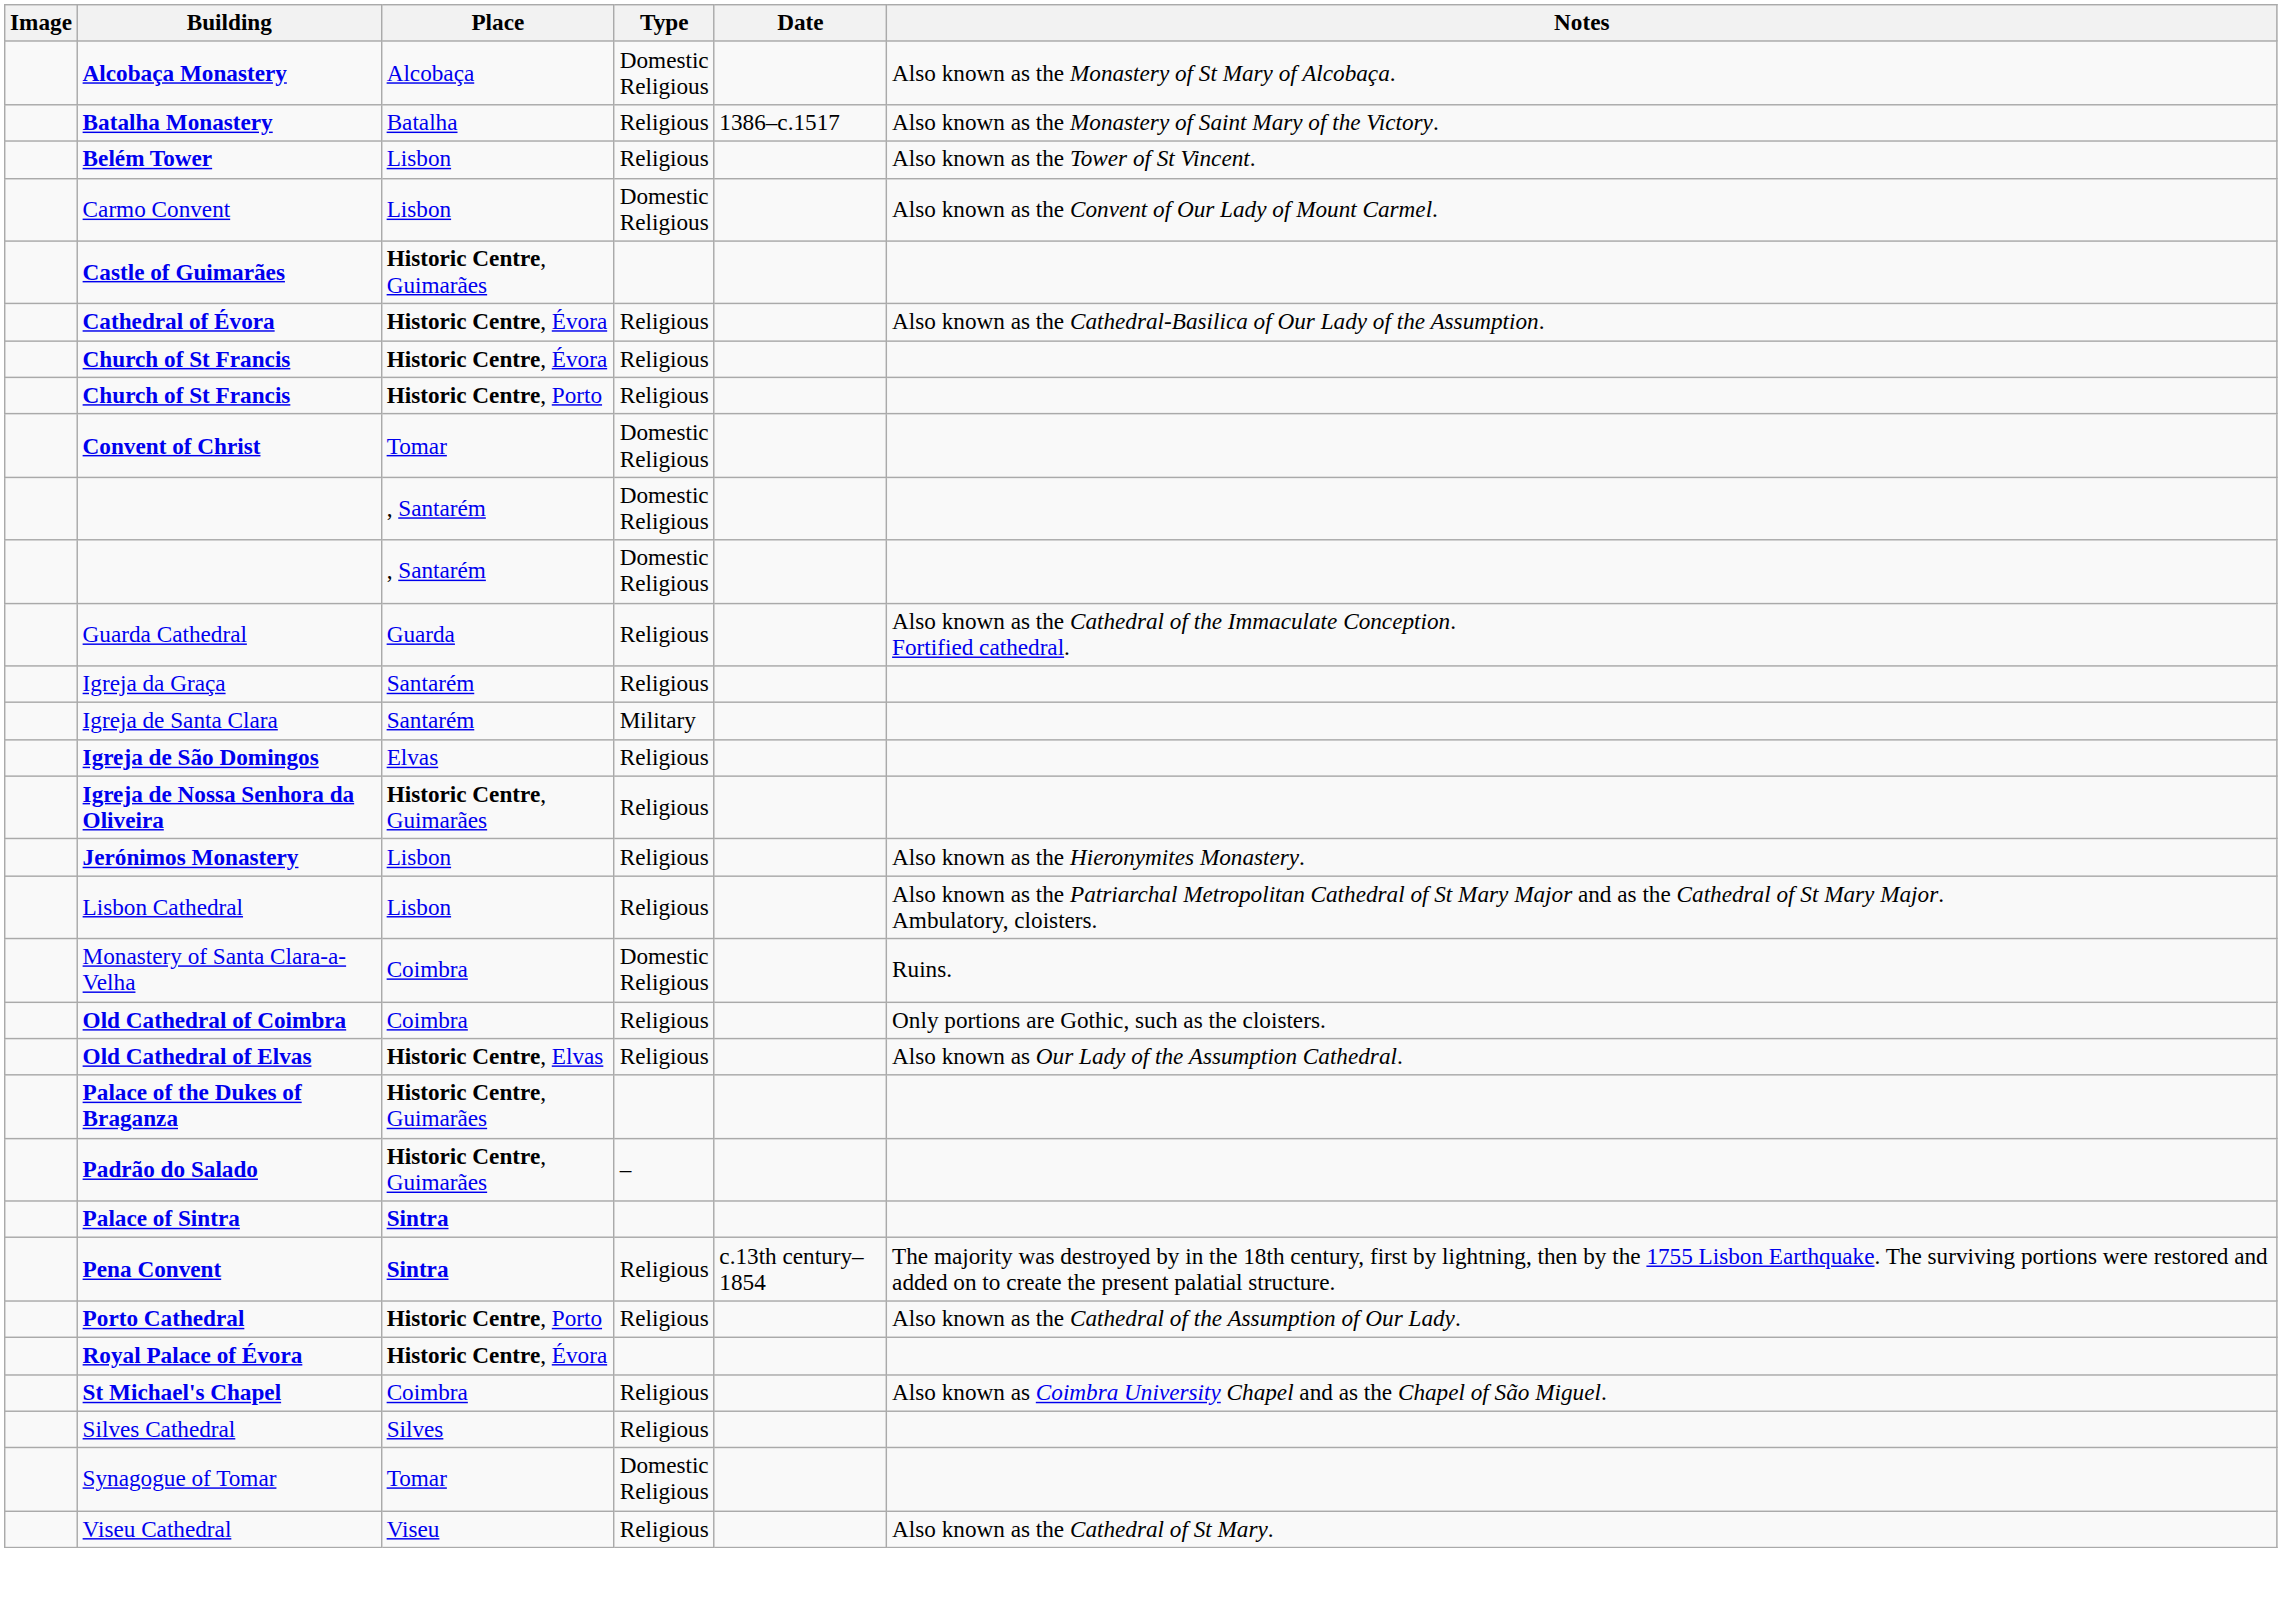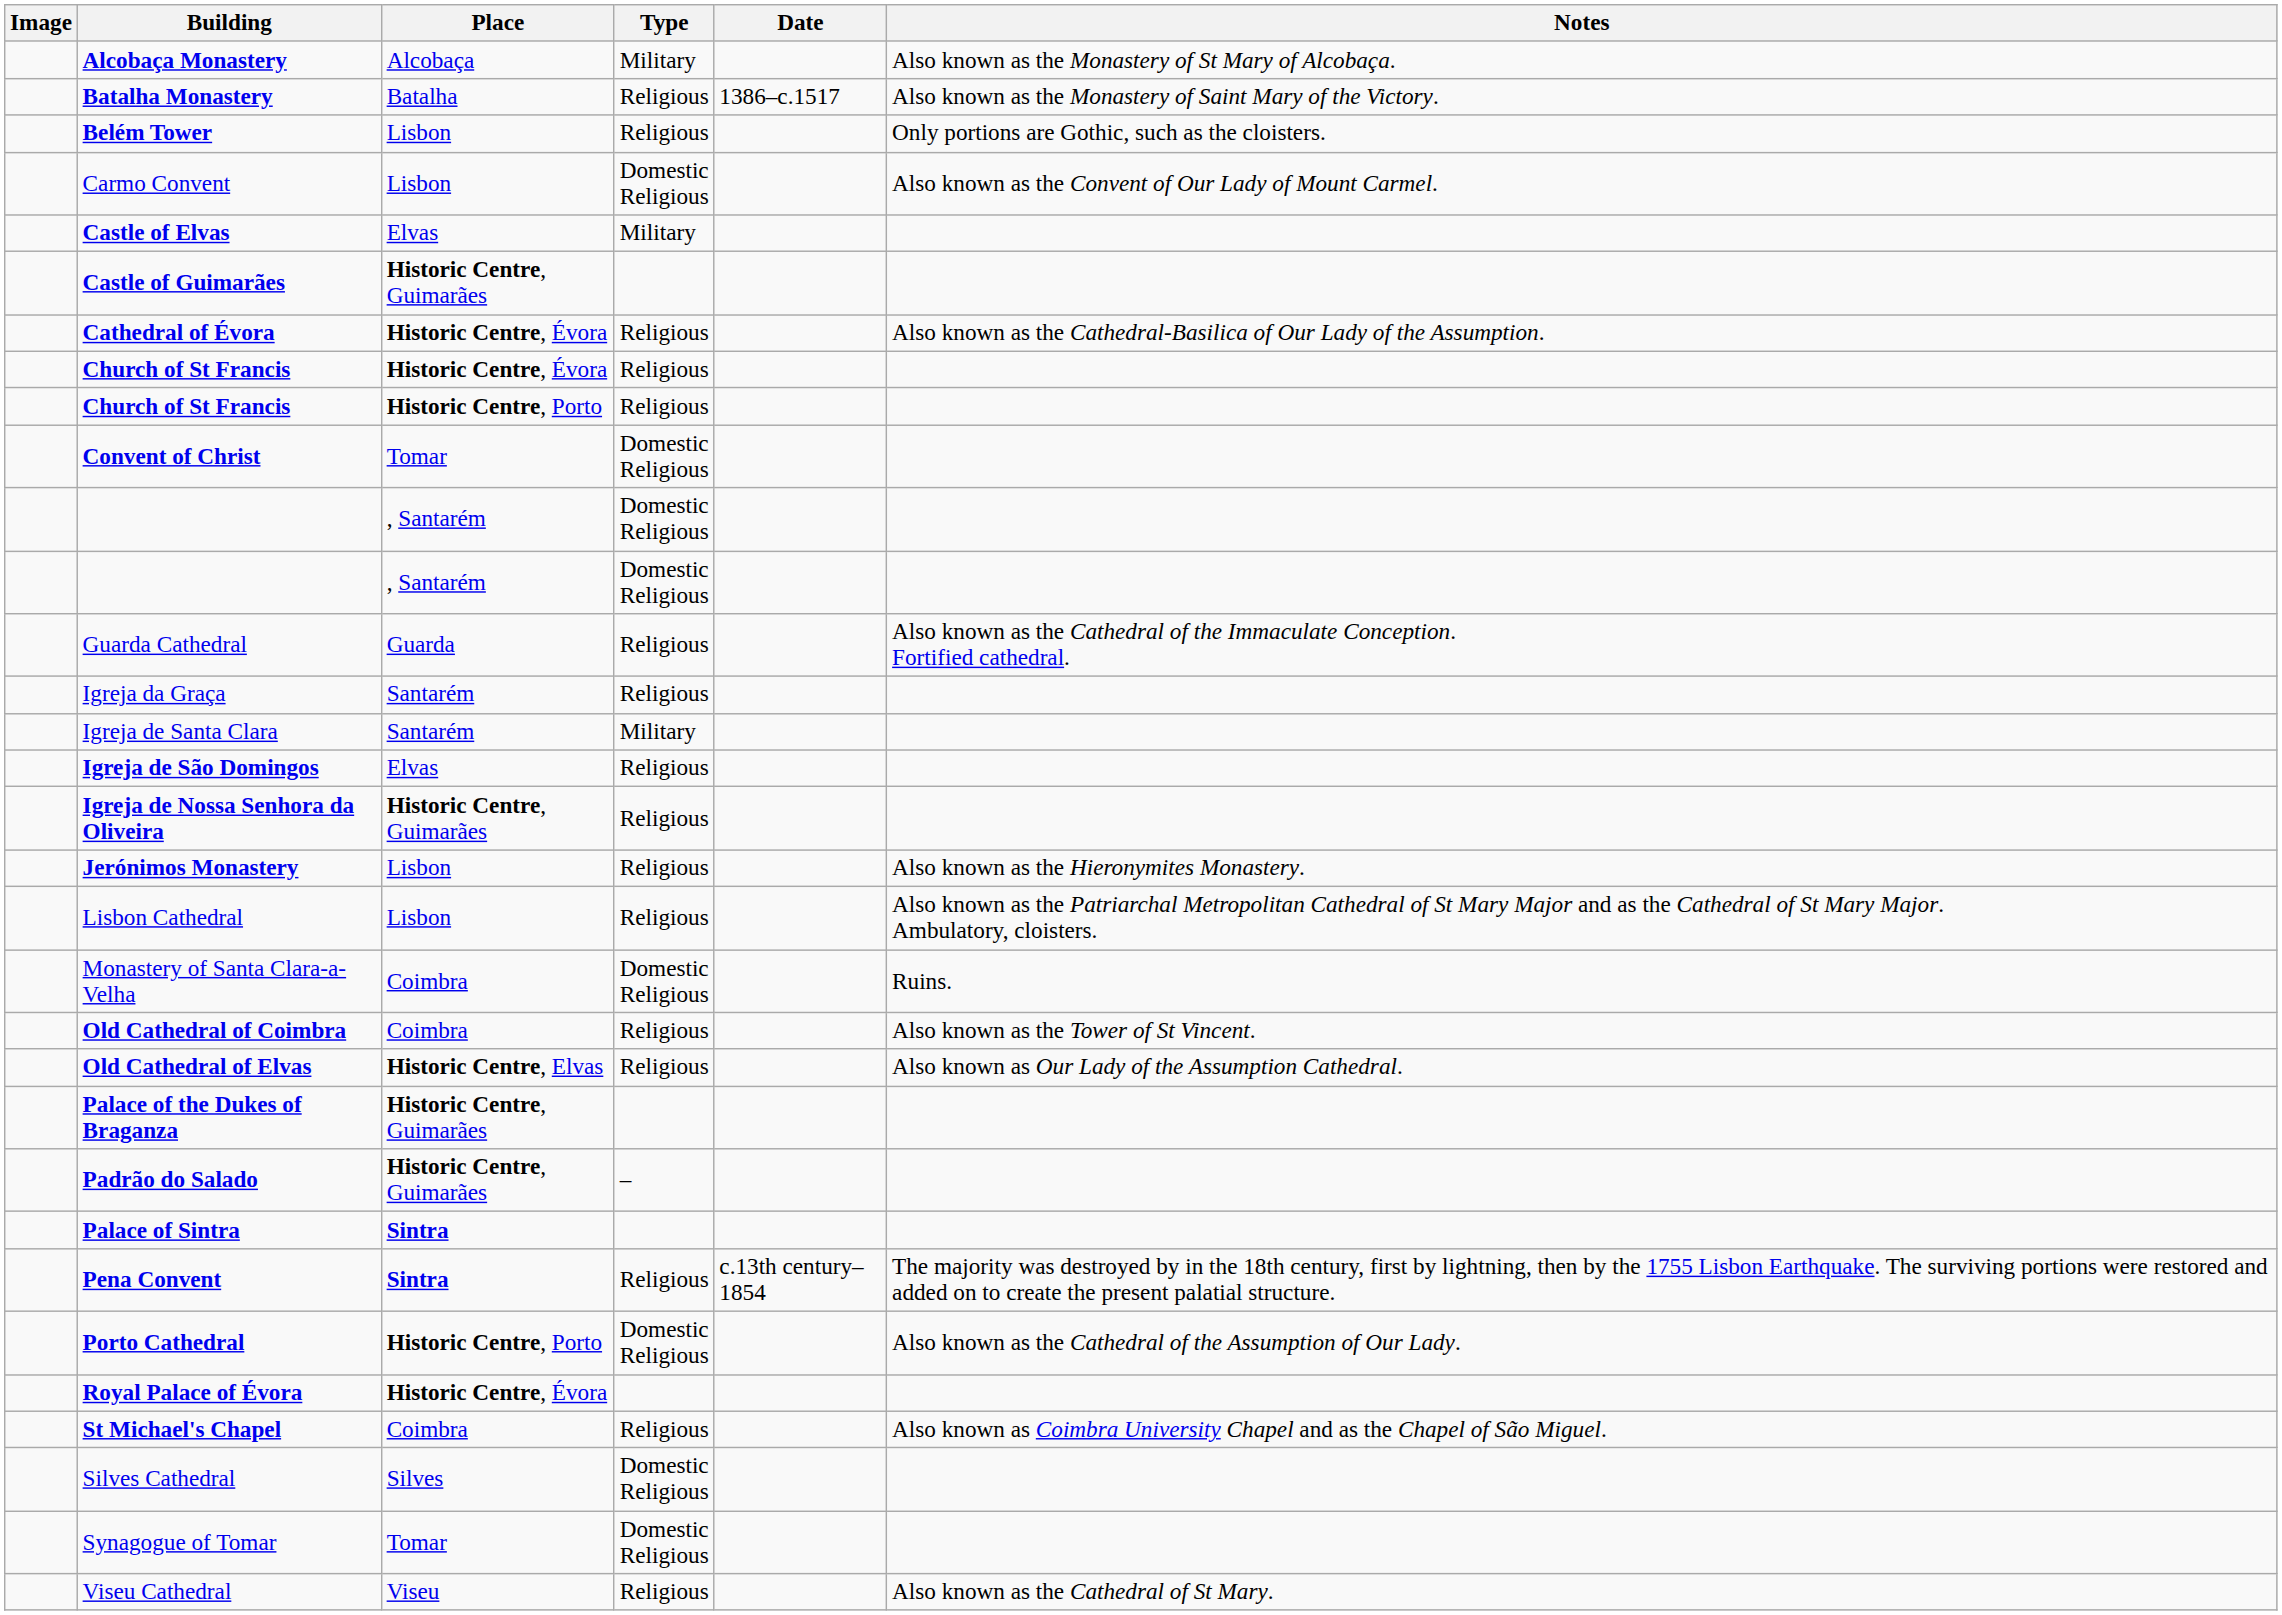(664, 72) Domestic Religious -> (658, 59) Military
(1074, 159) Also known as the Tower of St Vincent. -> (1109, 133) Only portions are Gothic, such as the cloisters.
+ row: (156, 232)
(1109, 1019) Only portions are Gothic, such as the cloisters. -> (1074, 1030) Also known as the Tower of St Vincent.
(664, 1318) Religious -> (664, 1342) Domestic Religious
(664, 1429) Religious -> (664, 1479) Domestic Religious
